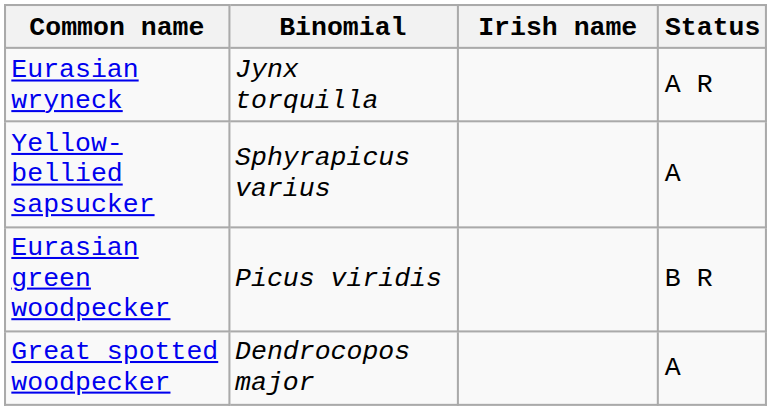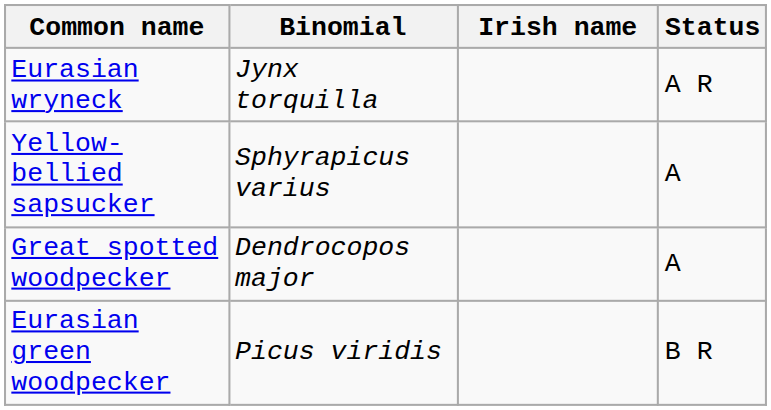rows swapped: (115, 368) <-> (91, 279)
